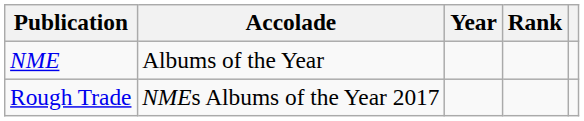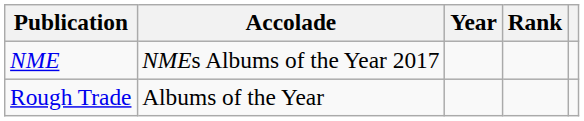(233, 60) Albums of the Year -> (291, 60) NMEs Albums of the Year 2017
(291, 97) NMEs Albums of the Year 2017 -> (233, 97) Albums of the Year
